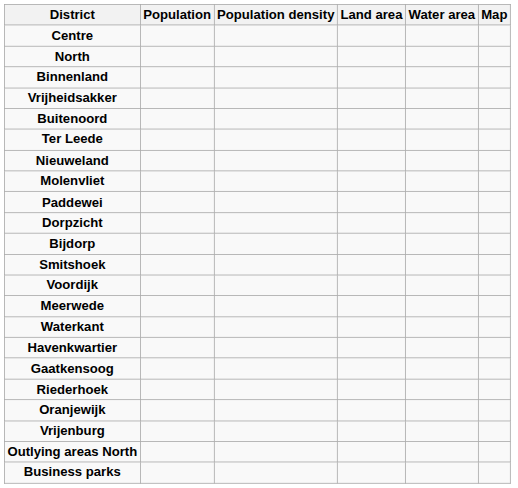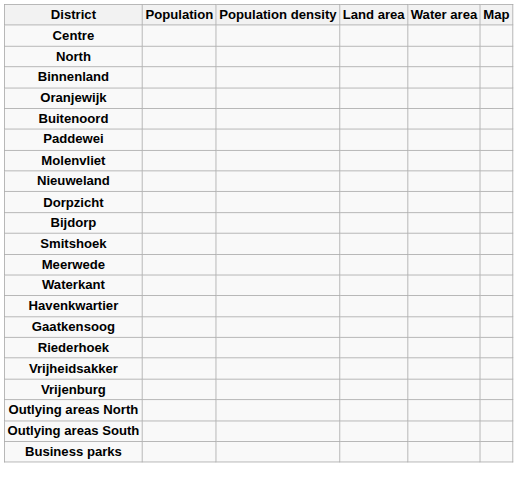rows swapped: (72, 410) <-> (72, 98)
- row: (72, 139)
rows swapped: (72, 202) <-> (72, 160)
- row: (72, 285)
+ row: (73, 431)
